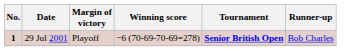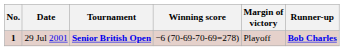columns swapped: (244, 17) <-> (92, 17)
(311, 38) normal -> (312, 38) bold
